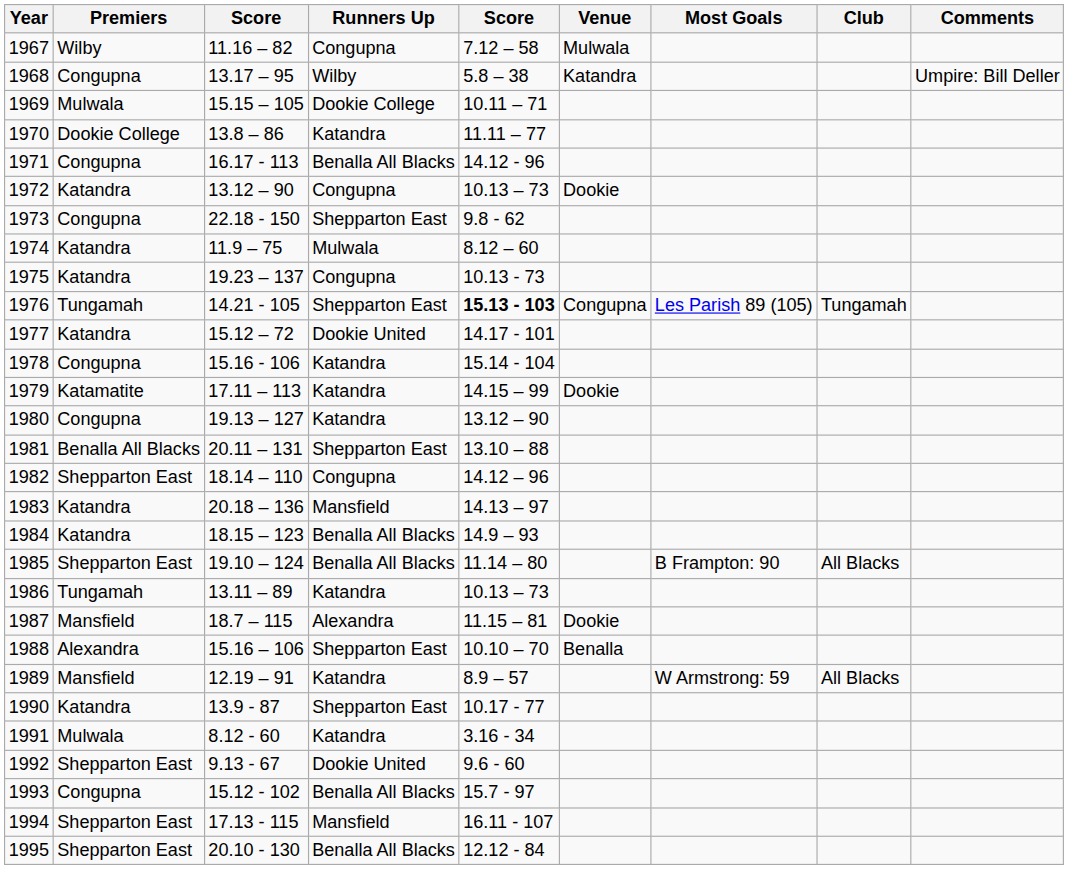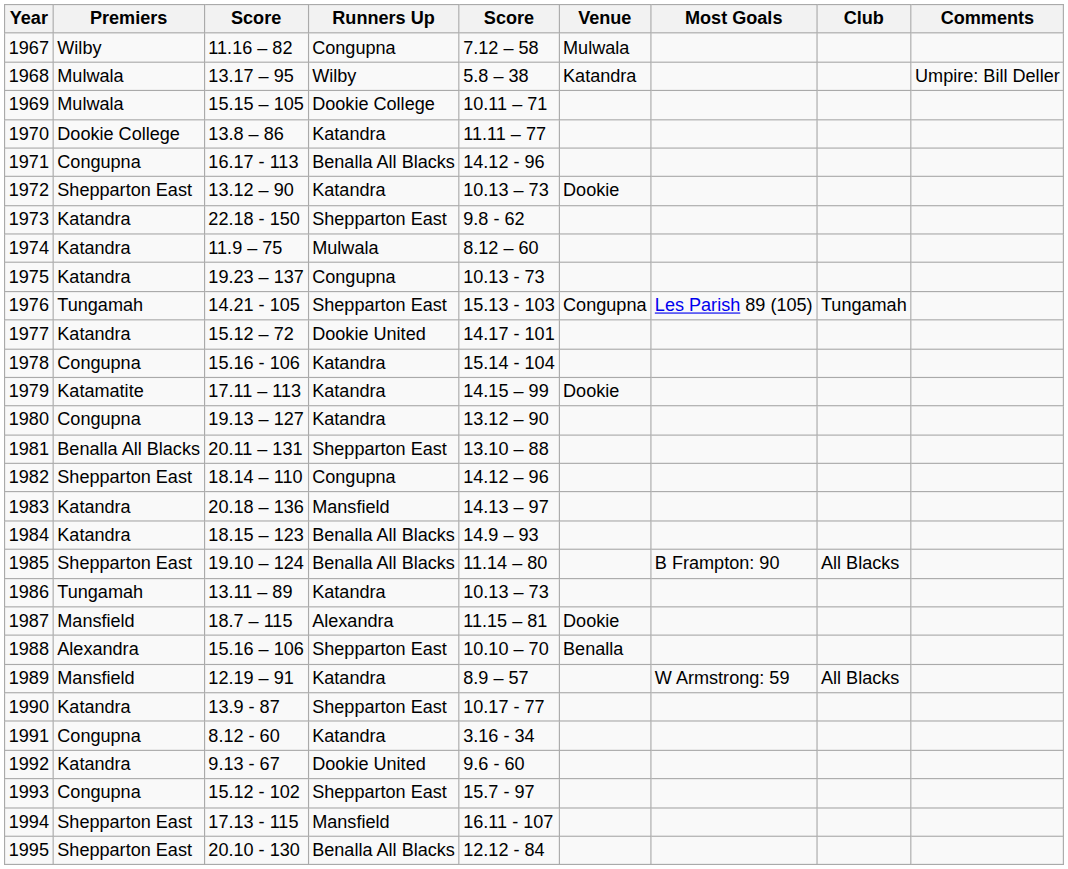(99, 76) Congupna -> (90, 76) Mulwala
(94, 190) Katandra -> (125, 190) Shepparton East
(354, 190) Congupna -> (349, 190) Katandra
(99, 219) Congupna -> (94, 219) Katandra
(509, 305) bold -> (509, 305) normal
(90, 735) Mulwala -> (99, 735) Congupna
(125, 764) Shepparton East -> (94, 764) Katandra
(384, 793) Benalla All Blacks -> (380, 793) Shepparton East
